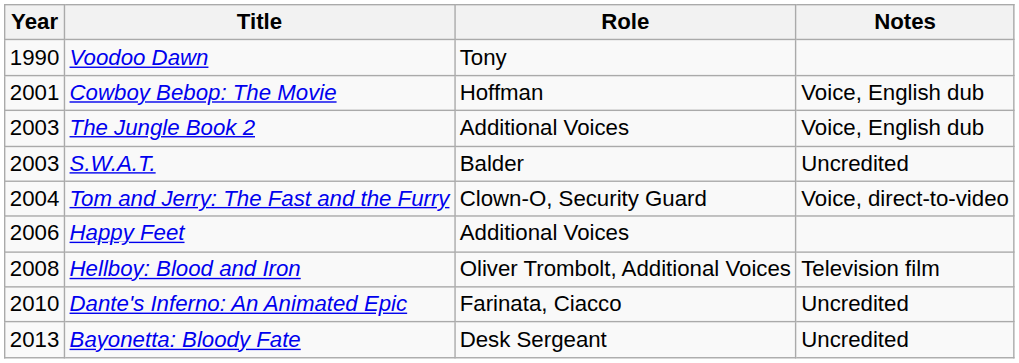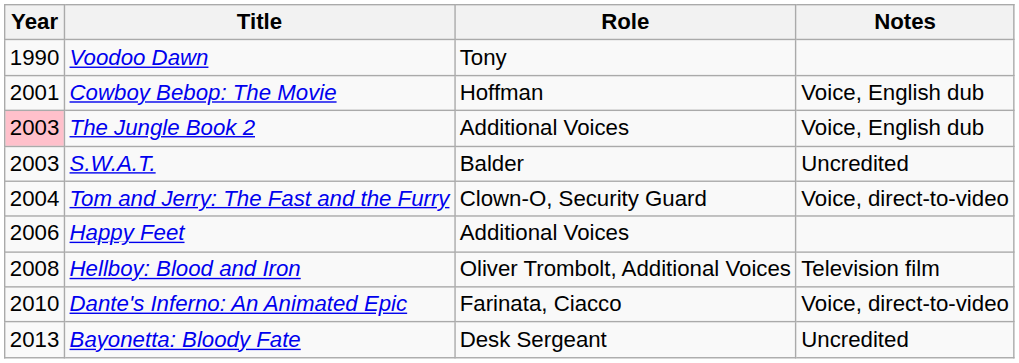(35, 127) no background -> (35, 127) pink background
(855, 304) Uncredited -> (905, 304) Voice, direct-to-video
